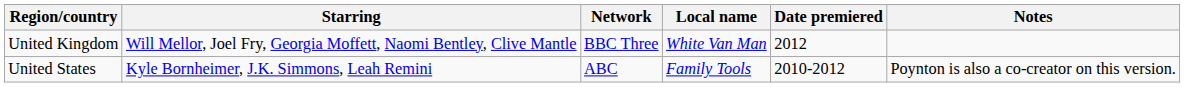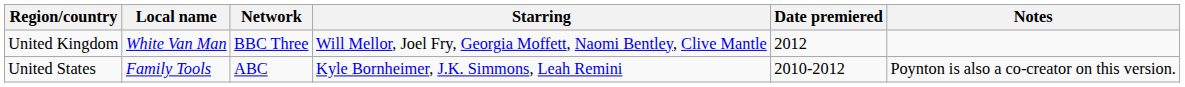columns swapped: (716, 17) <-> (351, 17)
